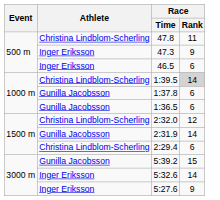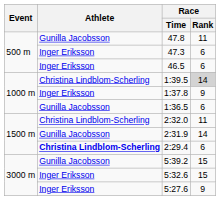(94, 39) Christina Lindblom-Scherling -> (74, 39) Gunilla Jacobsson
(192, 52) 9 -> (203, 52) 6
(74, 93) Gunilla Jacobsson -> (67, 93) Inger Eriksson
(192, 93) 6 -> (203, 93) 9
(192, 121) 12 -> (203, 121) 11
(94, 148) normal -> (100, 148) bold
(192, 175) 14 -> (203, 175) 15
